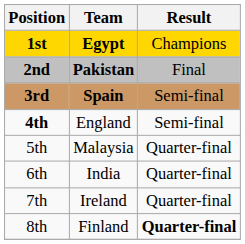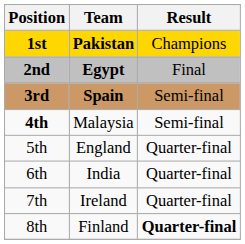(103, 43) Egypt -> (103, 43) Pakistan
(103, 69) Pakistan -> (103, 69) Egypt
(103, 122) England -> (103, 122) Malaysia
(103, 148) Malaysia -> (103, 148) England
